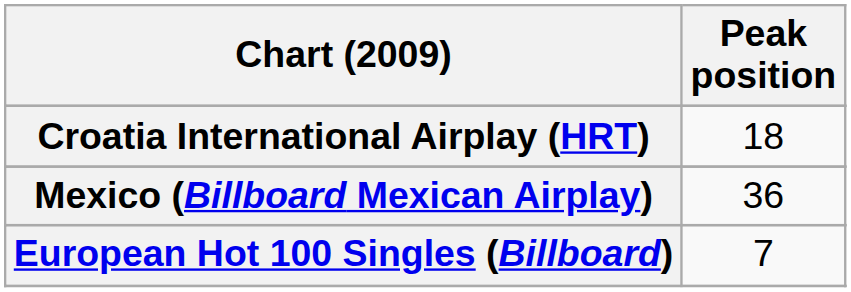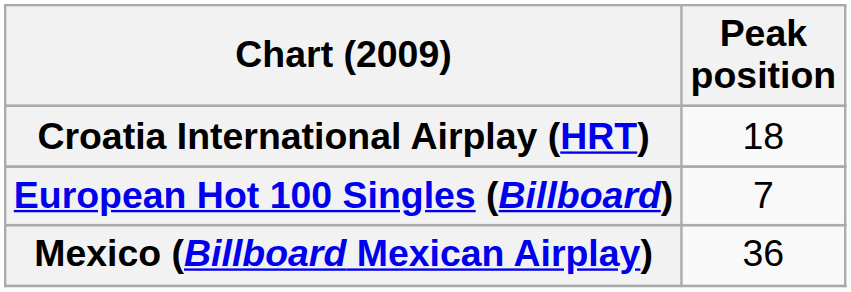rows swapped: (344, 254) <-> (344, 195)
